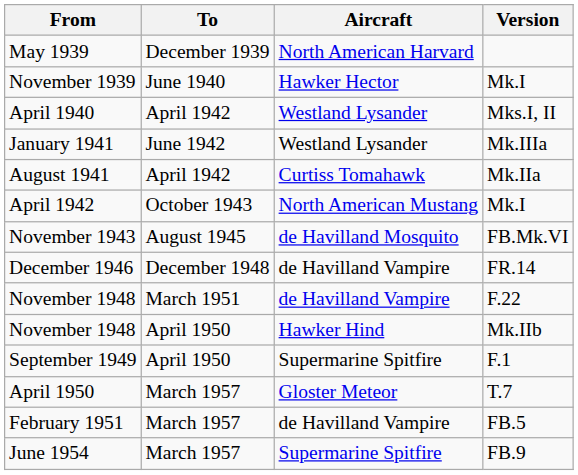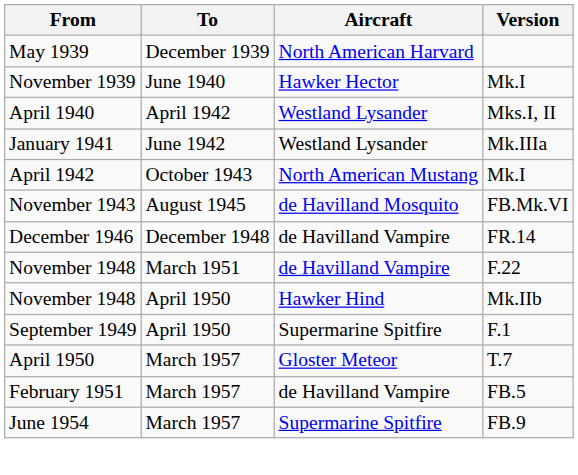- row: (59, 174)
